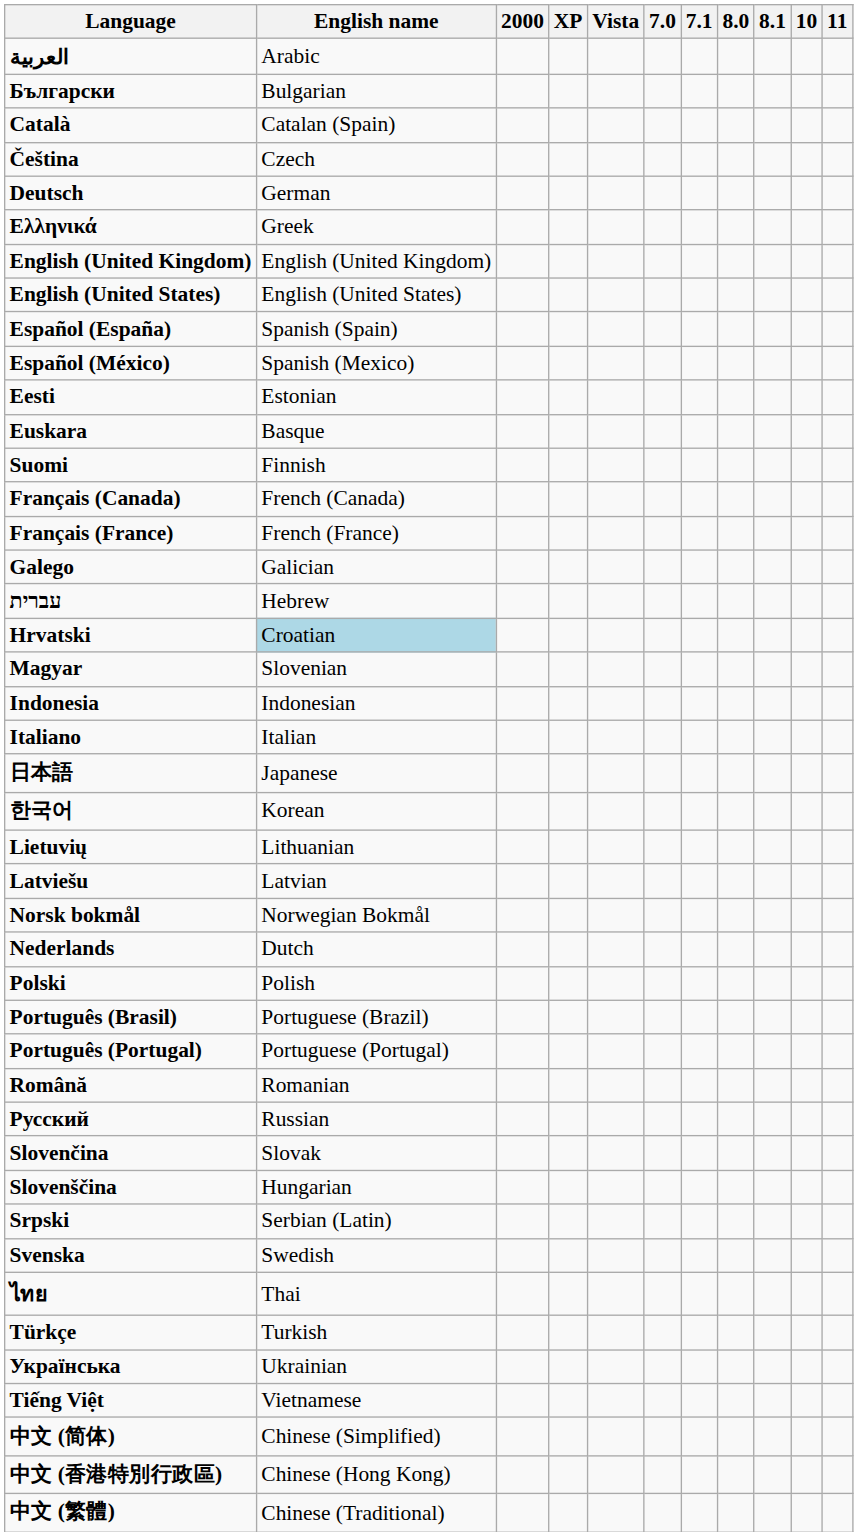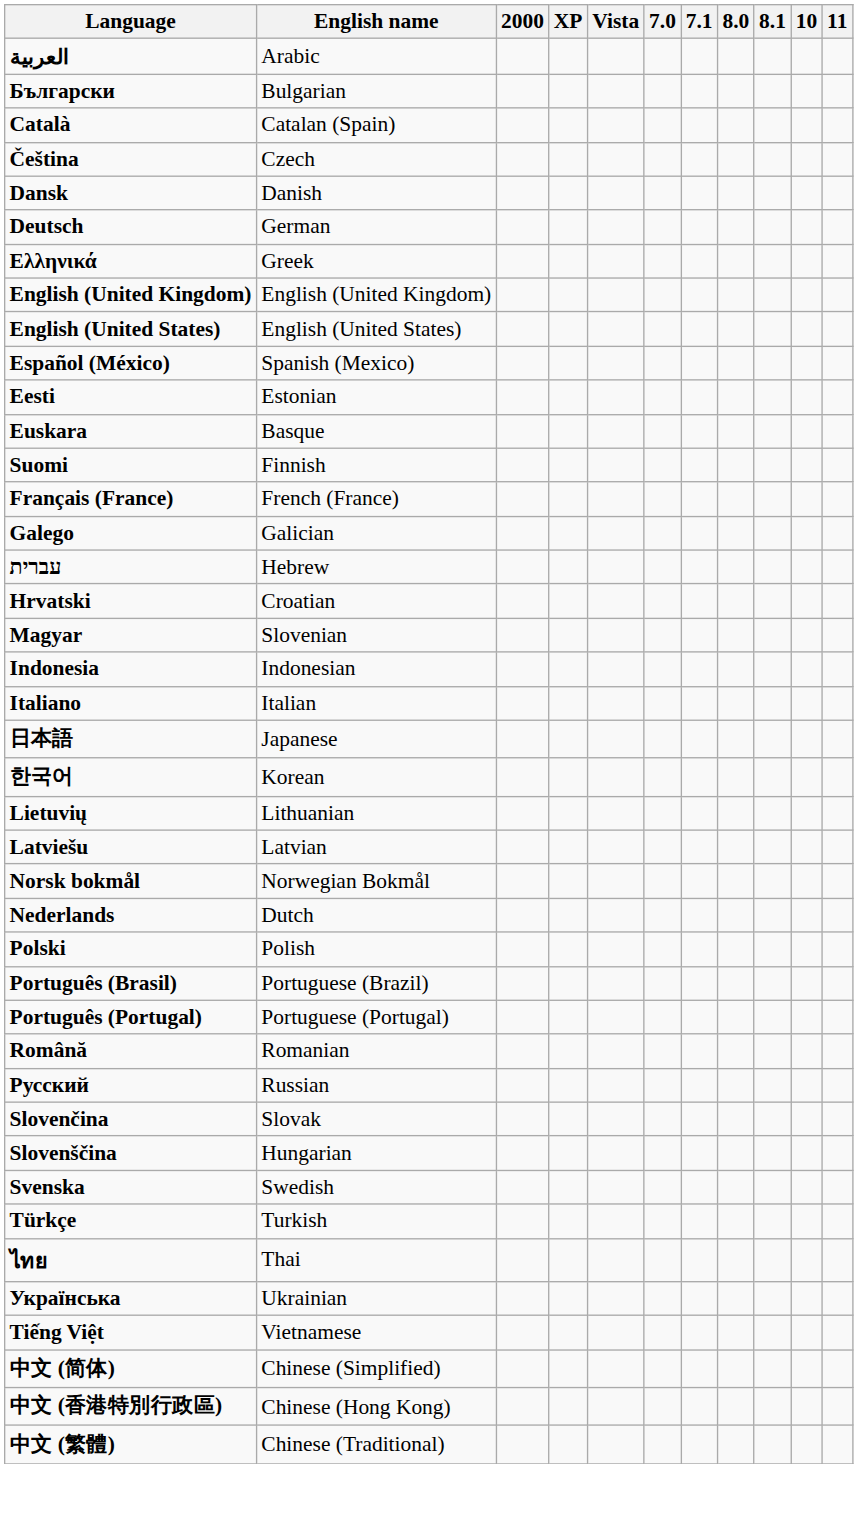+ row: (39, 192)
- row: (90, 328)
- row: (95, 498)
(298, 634) lightblue background -> (298, 600) no background
- row: (39, 1220)
rows swapped: (28, 1294) <-> (43, 1332)
